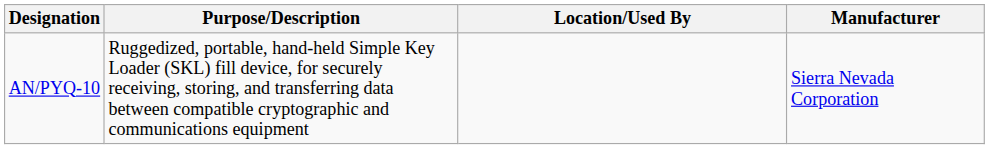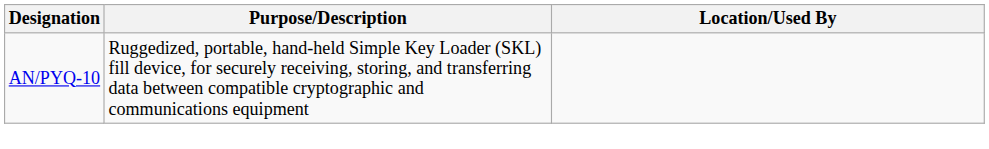- column: (886, 18)
